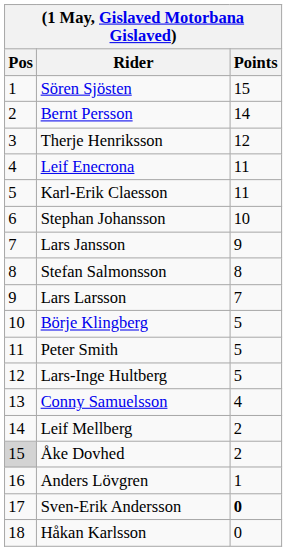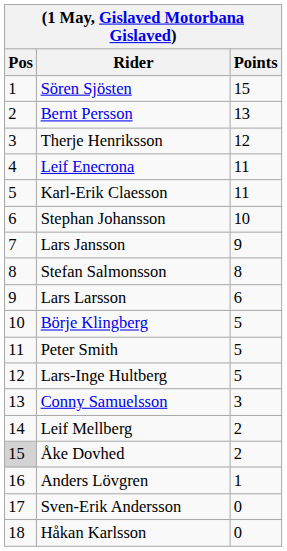(242, 114) 14 -> (242, 114) 13
(238, 297) 7 -> (238, 297) 6
(238, 402) 4 -> (238, 402) 3
(238, 506) bold -> (238, 506) normal
